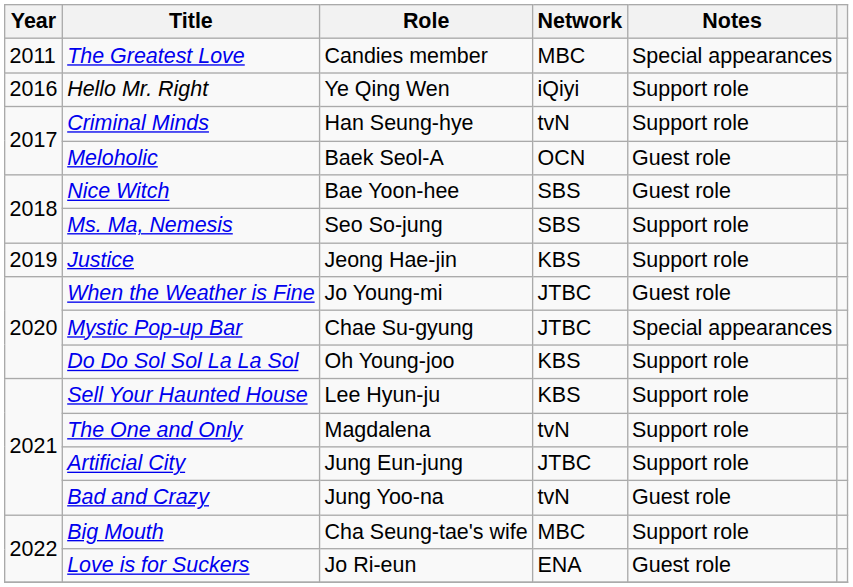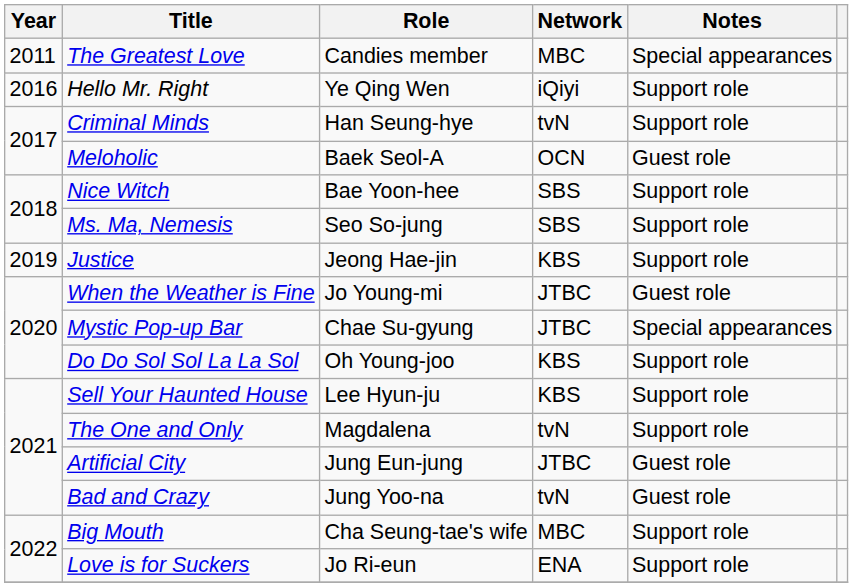(681, 191) Guest role -> (690, 191) Support role
(690, 463) Support role -> (681, 463) Guest role
(681, 565) Guest role -> (690, 565) Support role
